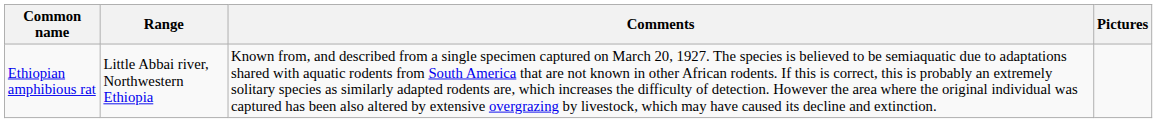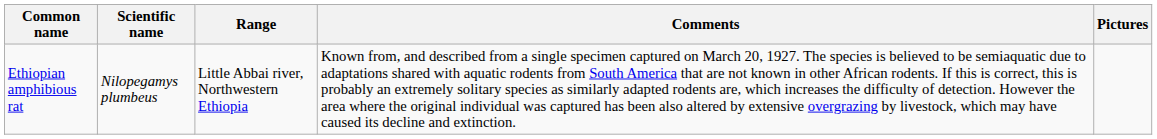+ column: (146, 24)
